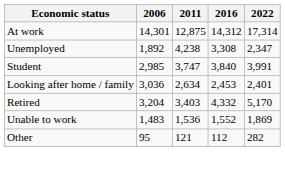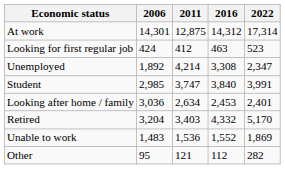+ row: (70, 48)
(188, 48) 4,238 -> (188, 66) 4,214
